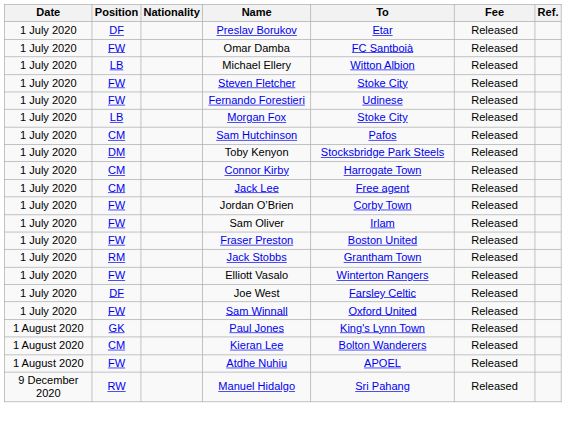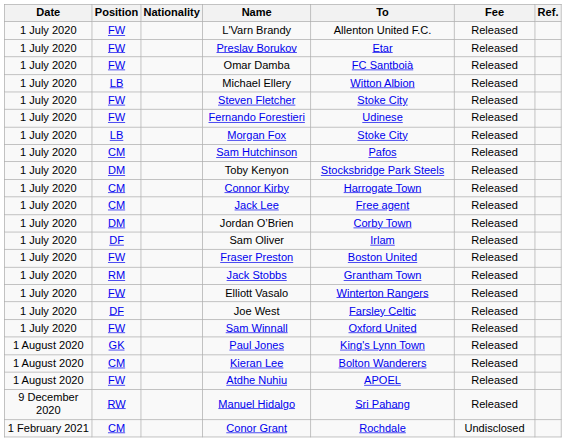+ row: (257, 30)
(117, 30) DF -> (117, 48) FW
(117, 205) FW -> (117, 223) DM
(117, 223) FW -> (117, 240) DF
+ row: (257, 428)
